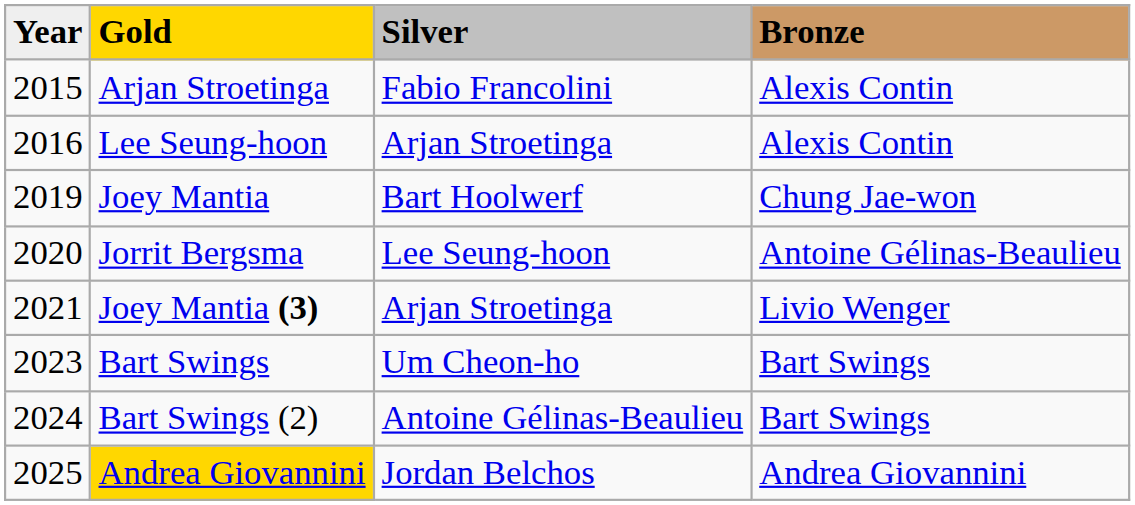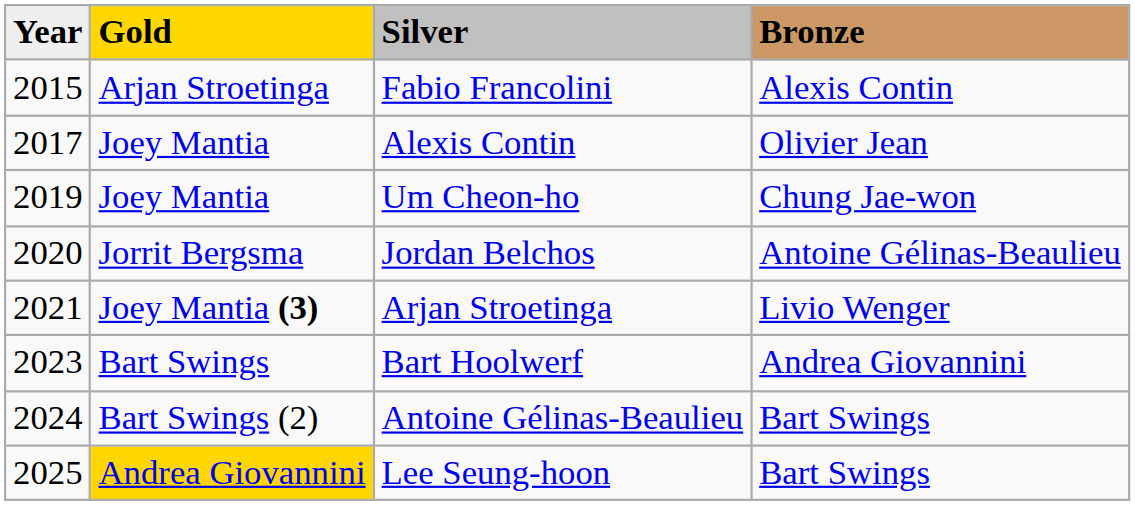- row: (48, 142)
+ row: (48, 142)
(482, 197) Bart Hoolwerf -> (480, 197) Um Cheon-ho
(496, 252) Lee Seung-hoon -> (488, 252) Jordan Belchos
(480, 362) Um Cheon-ho -> (482, 362) Bart Hoolwerf
(845, 362) Bart Swings -> (893, 362) Andrea Giovannini
(488, 472) Jordan Belchos -> (496, 472) Lee Seung-hoon
(893, 472) Andrea Giovannini -> (845, 472) Bart Swings
